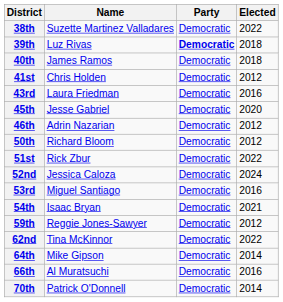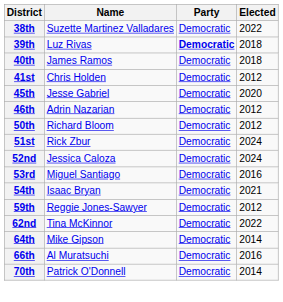- row: (24, 93)
(251, 158) 2022 -> (251, 142) 2024
